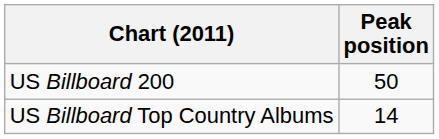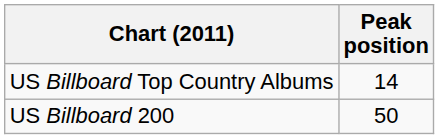rows swapped: (172, 116) <-> (92, 81)
